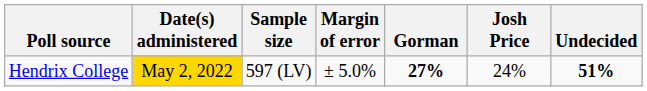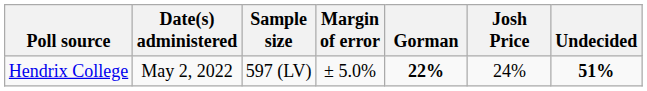(187, 70) gold background -> (187, 70) no background
(426, 70) 27% -> (426, 70) 22%
